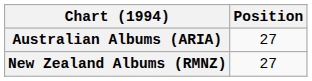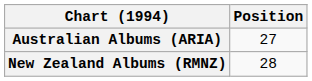(268, 64) 27 -> (268, 64) 28
